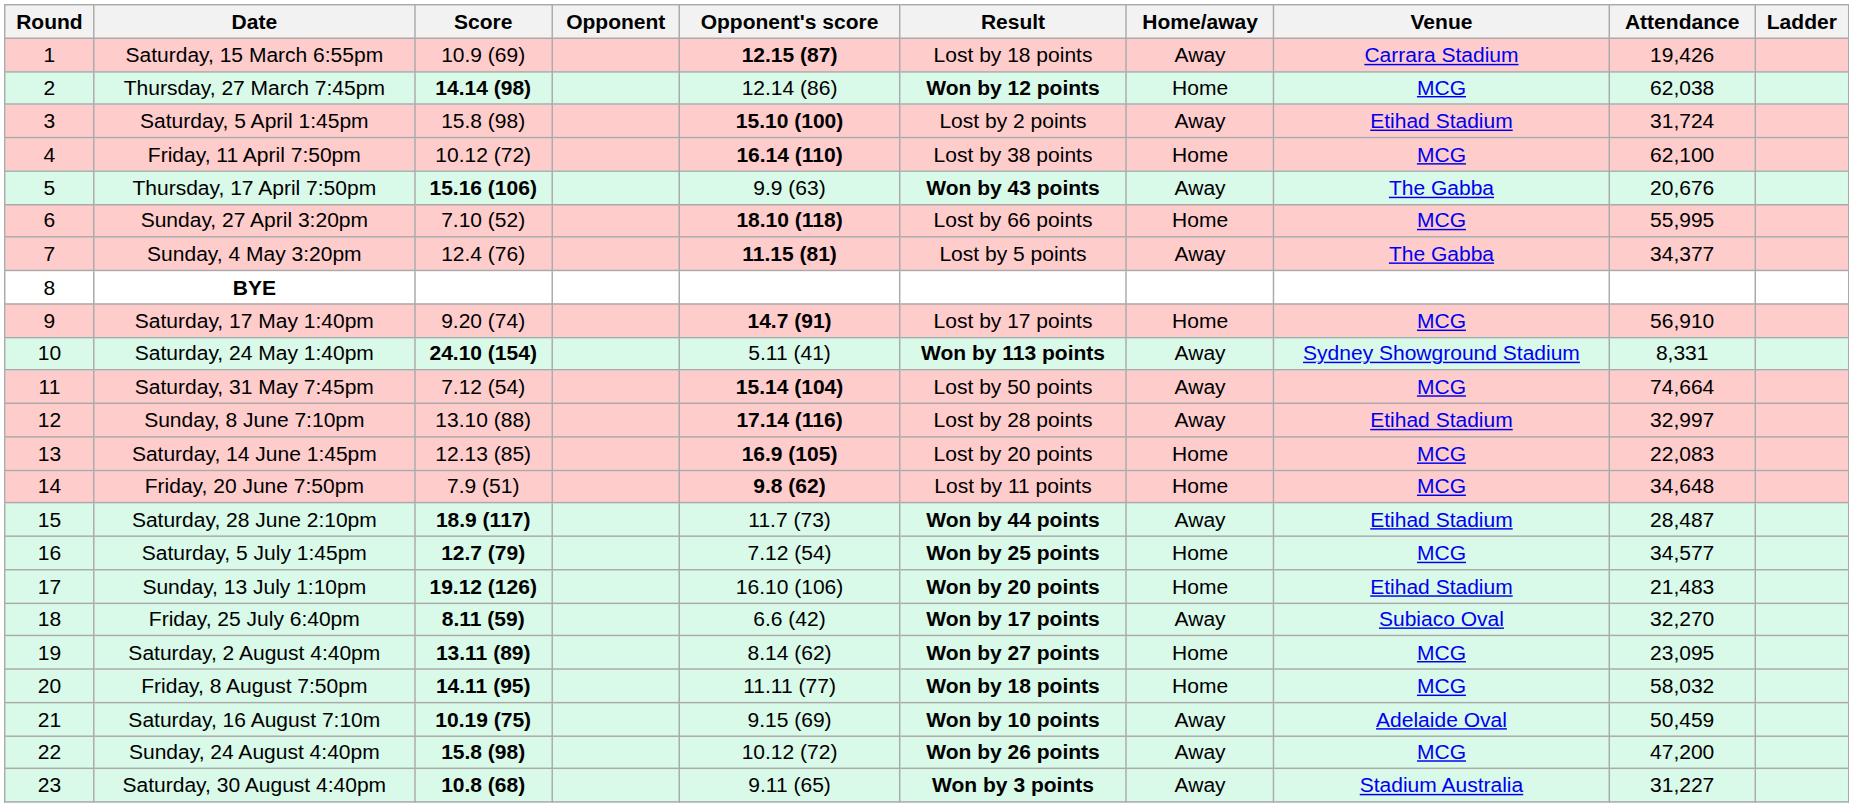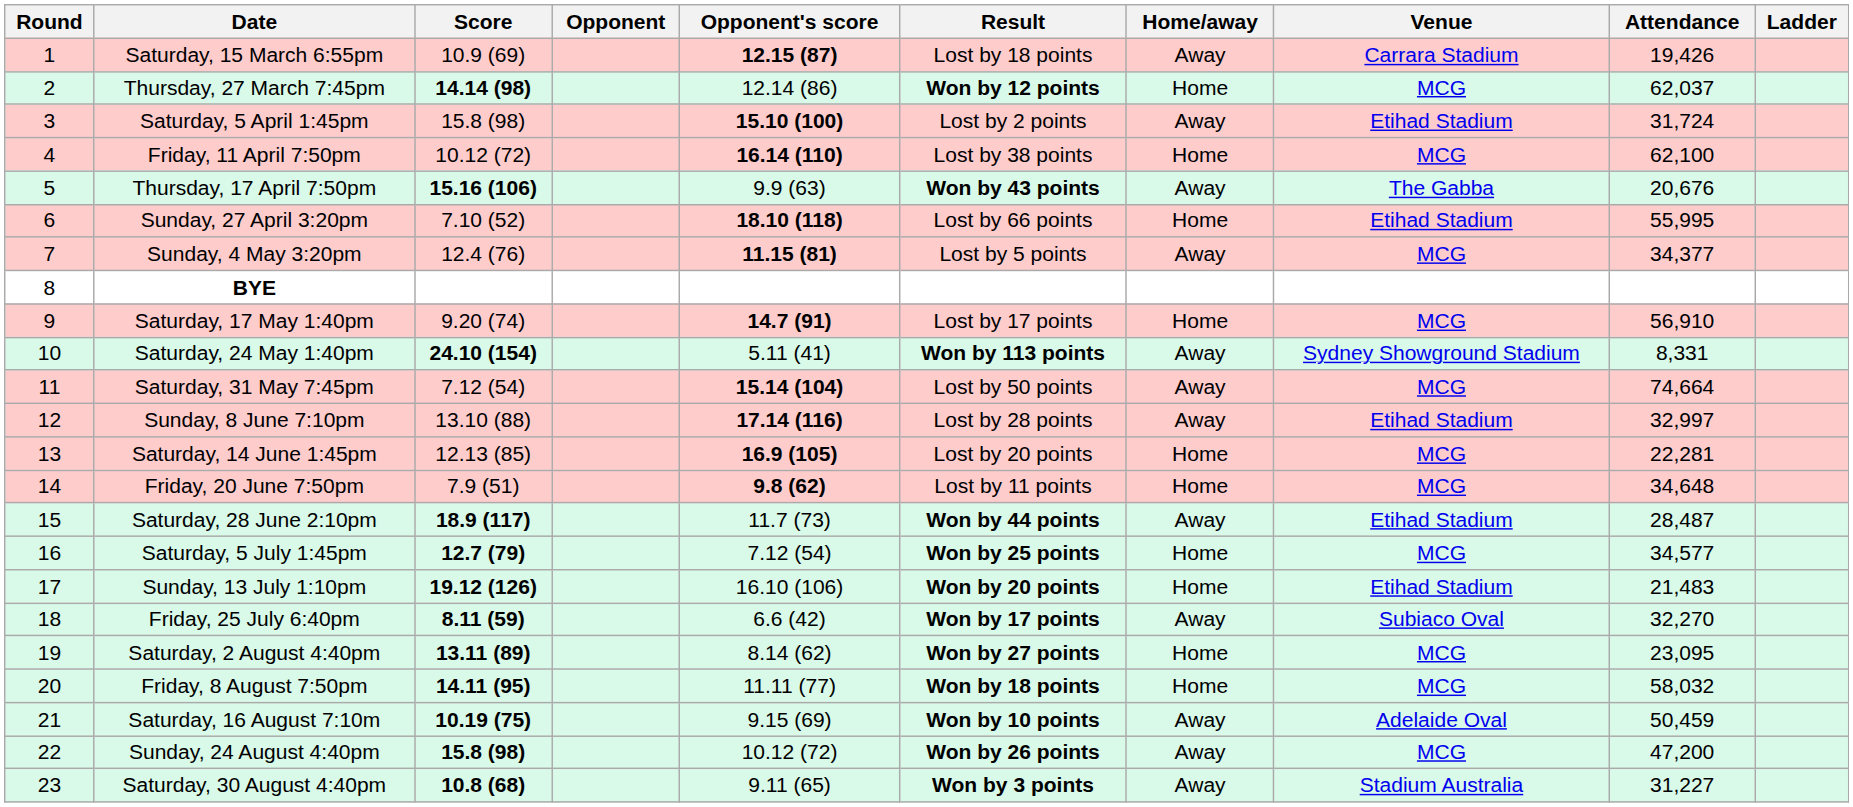(1682, 88) 62,038 -> (1682, 88) 62,037
(1441, 221) MCG -> (1441, 221) Etihad Stadium
(1441, 254) The Gabba -> (1441, 254) MCG
(1682, 454) 22,083 -> (1682, 454) 22,281
